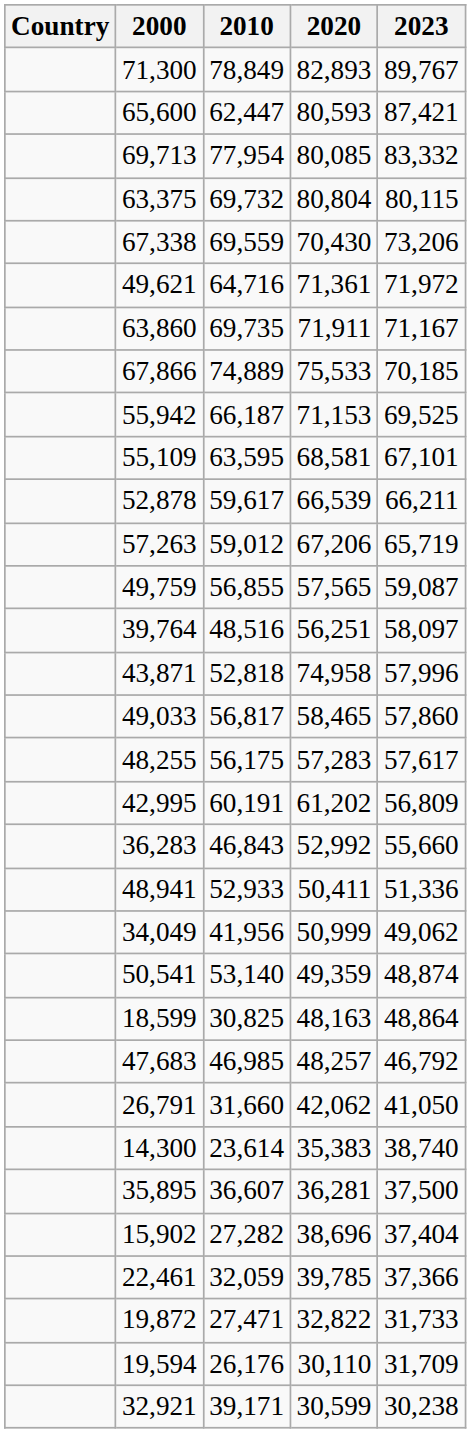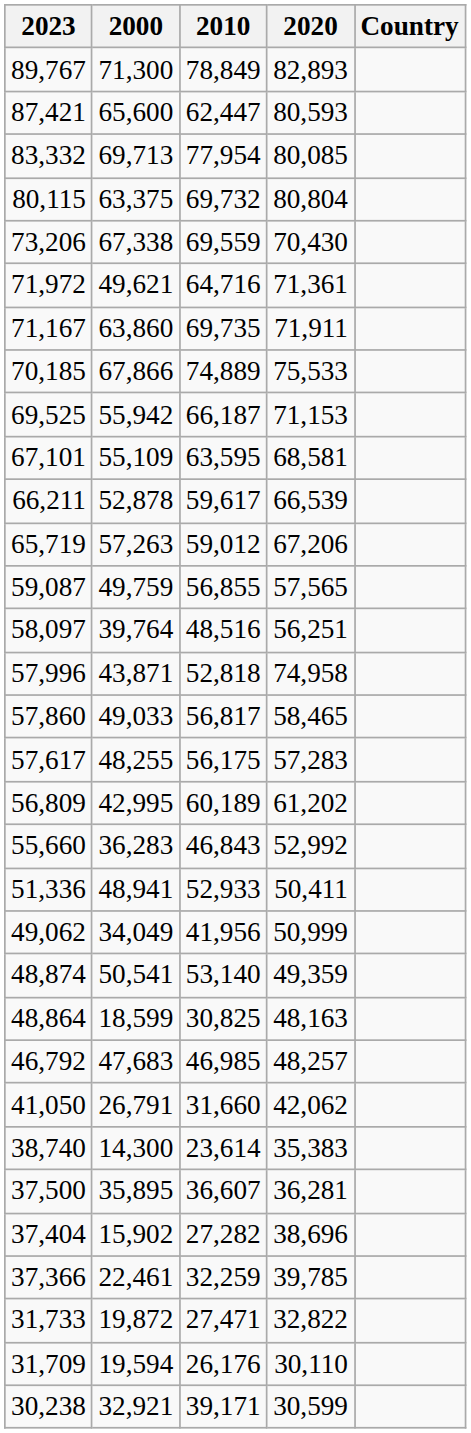columns swapped: (60, 26) <-> (421, 26)
(247, 802) 60,191 -> (223, 802) 60,189
(247, 1277) 32,059 -> (223, 1277) 32,259
